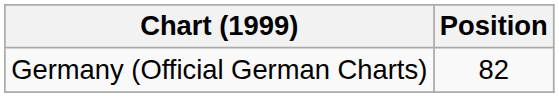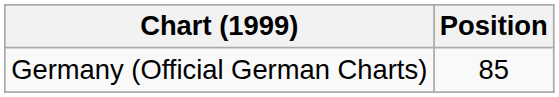(494, 69) 82 -> (494, 69) 85
